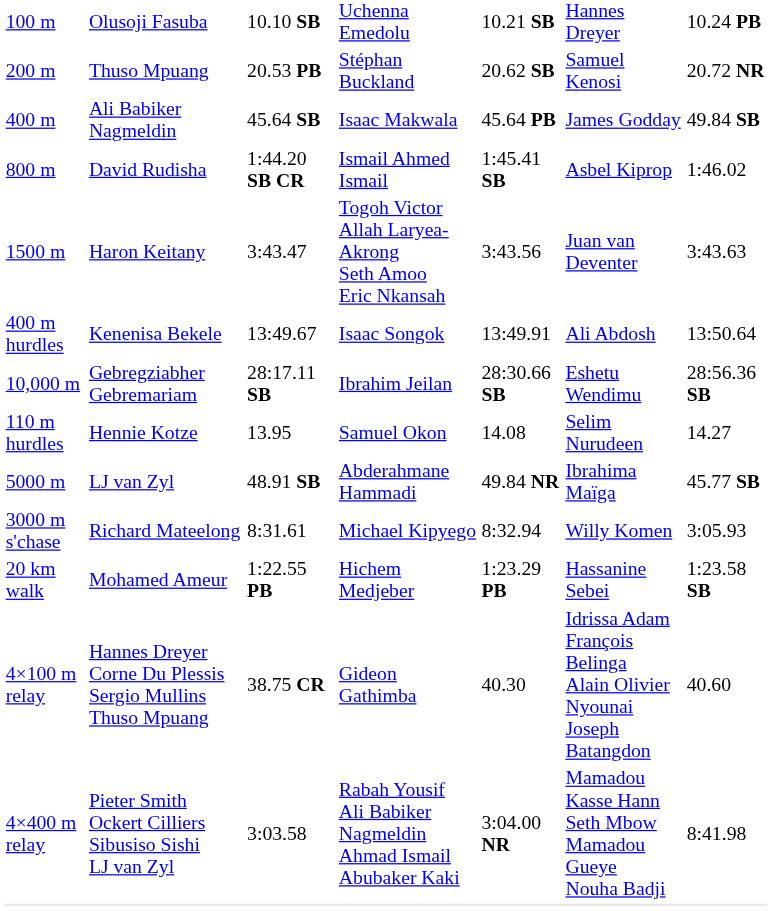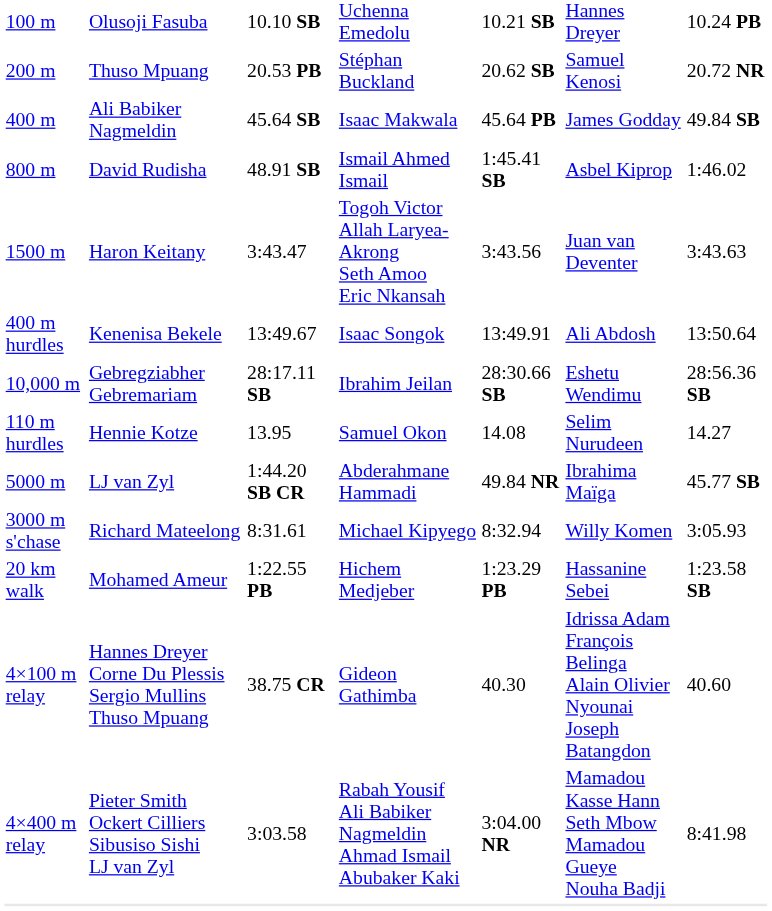(277, 169) 1:44.20 SB CR -> (284, 169) 48.91 SB
(284, 481) 48.91 SB -> (277, 481) 1:44.20 SB CR
